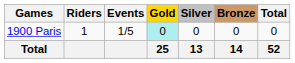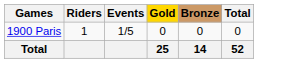- column: (196, 13)
(163, 31) paleturquoise background -> (163, 31) no background
